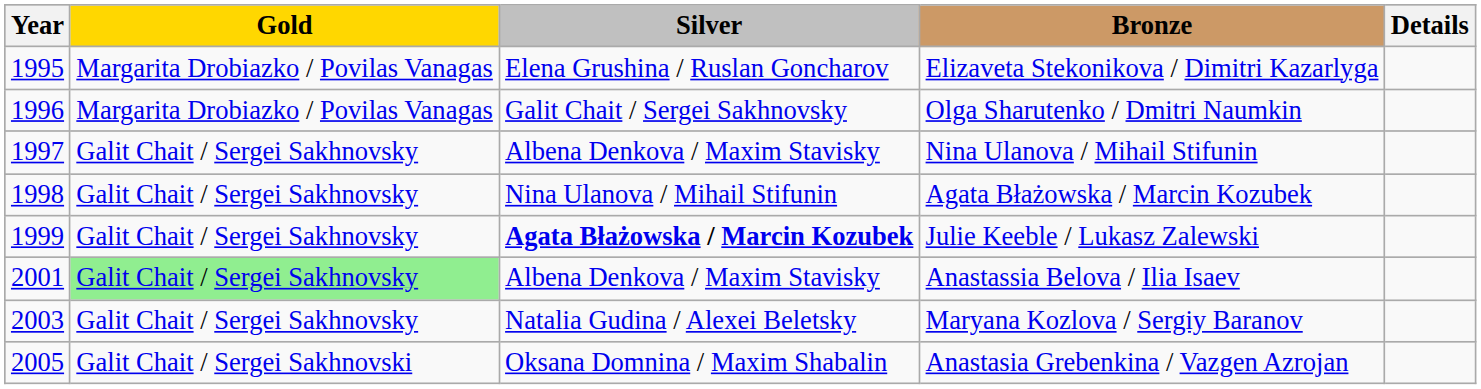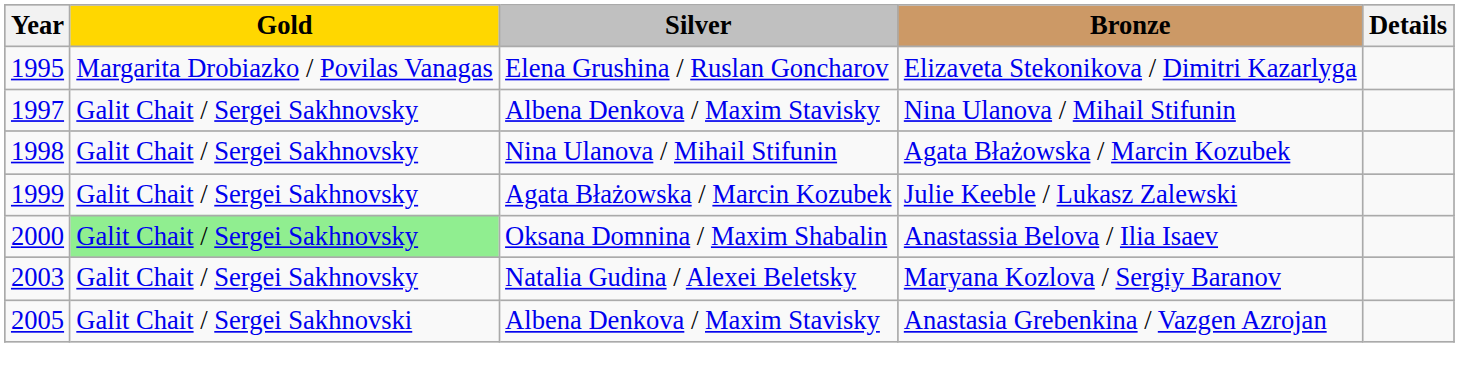- row: (1114, 109)
(709, 236) bold -> (698, 194) normal
(38, 278) 2001 -> (38, 236) 2000
(692, 278) Albena Denkova / Maxim Stavisky -> (696, 236) Oksana Domnina / Maxim Shabalin
(696, 362) Oksana Domnina / Maxim Shabalin -> (692, 320) Albena Denkova / Maxim Stavisky
